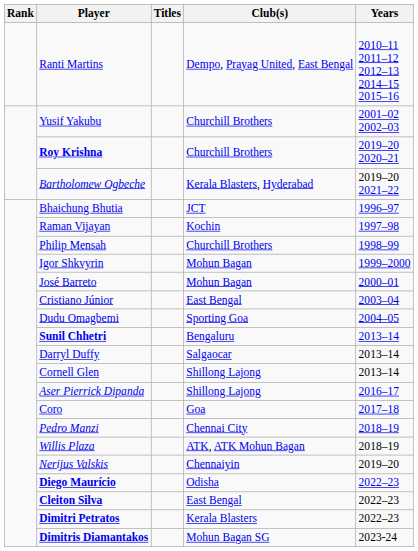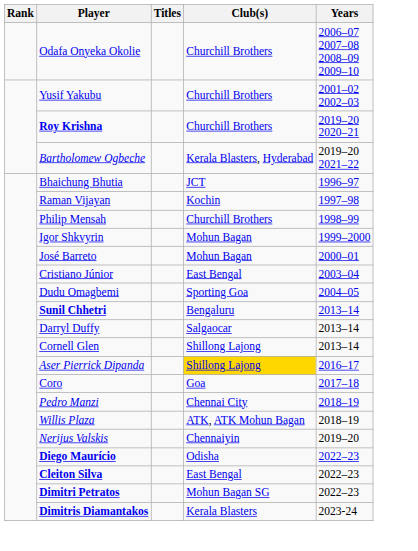- row: (71, 64)
+ row: (90, 51)
(224, 391) no background -> (224, 365) gold background
(222, 519) Kerala Blasters -> (228, 493) Mohun Bagan SG
(228, 537) Mohun Bagan SG -> (222, 511) Kerala Blasters
